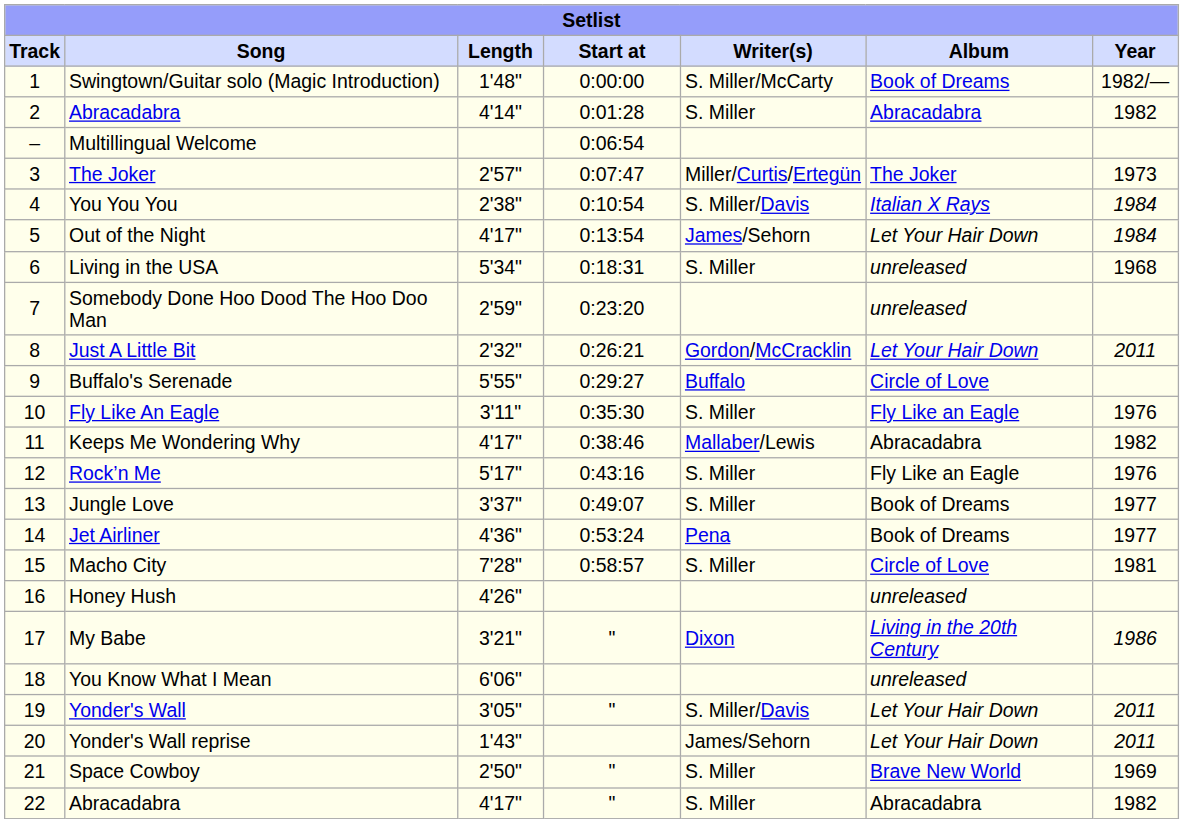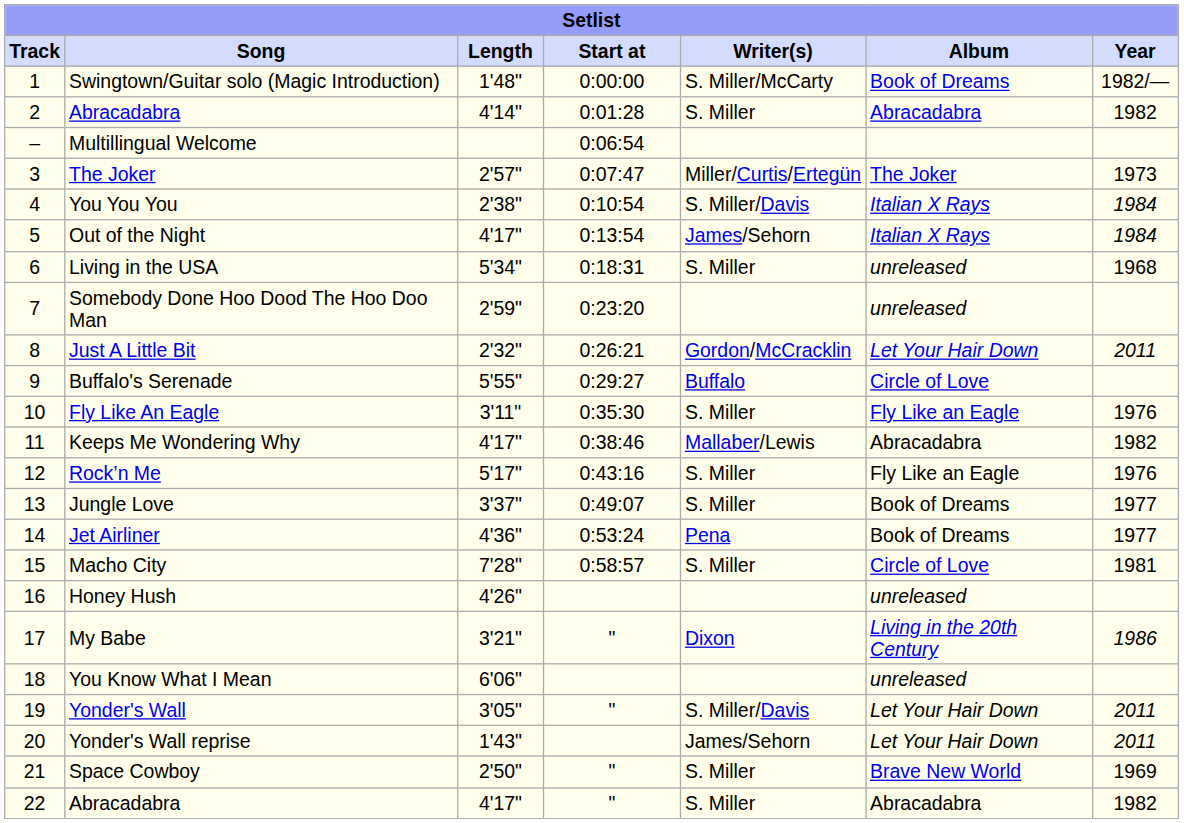(954, 236) Let Your Hair Down -> (930, 236) Italian X Rays
